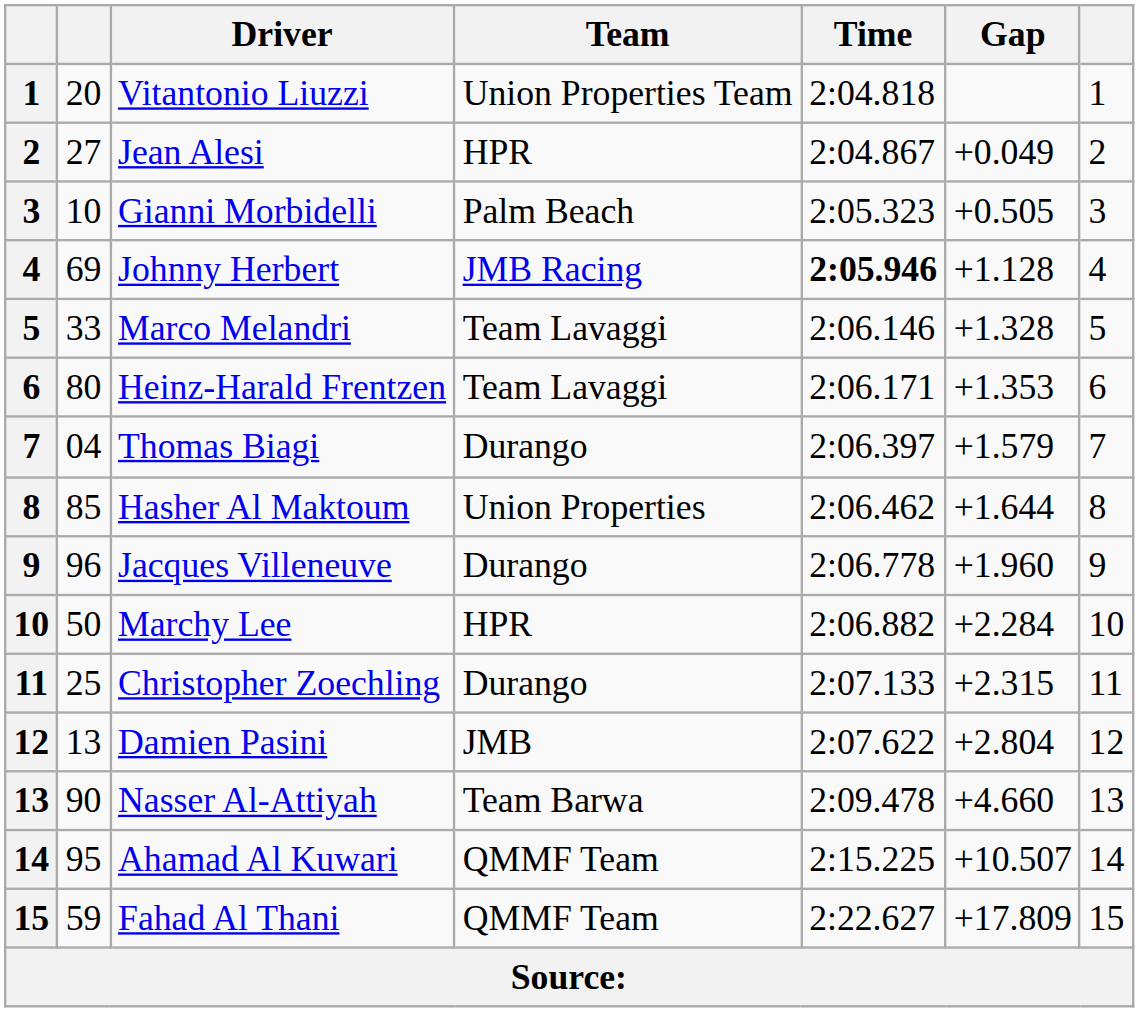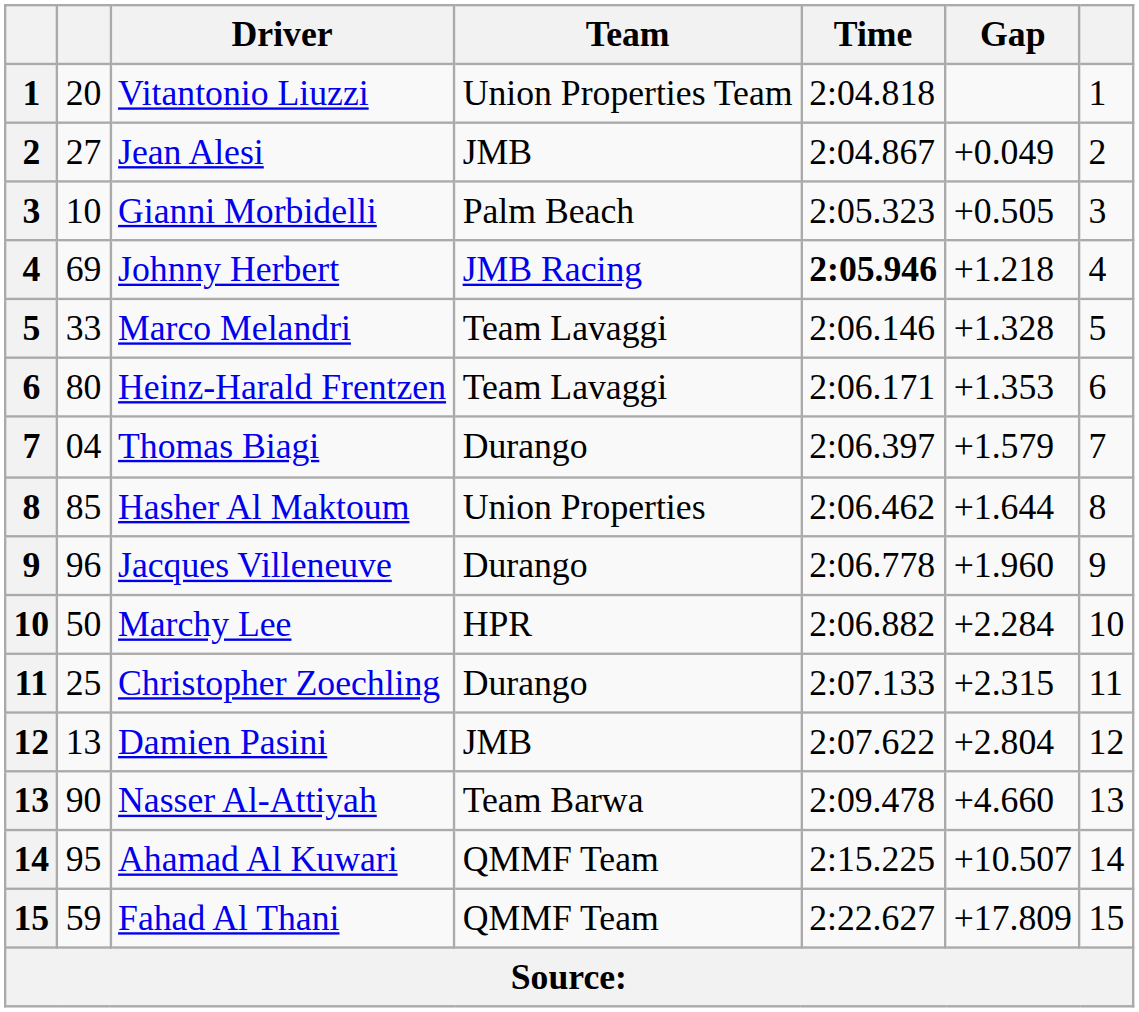(497, 151) HPR -> (497, 151) JMB
(1004, 269) +1.128 -> (1004, 269) +1.218
